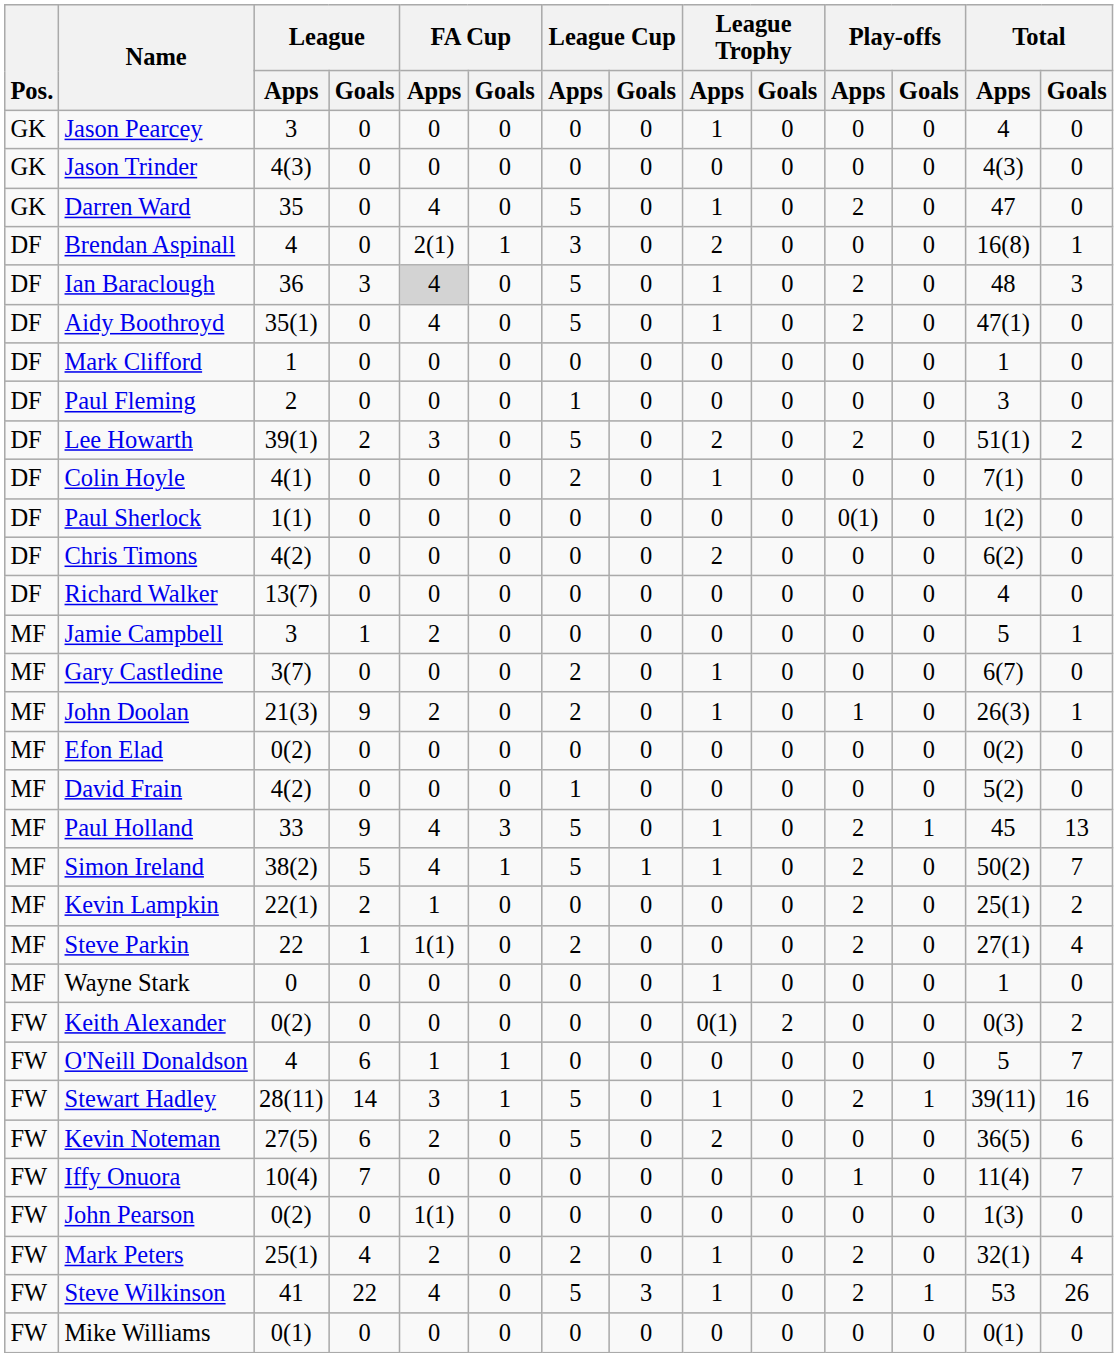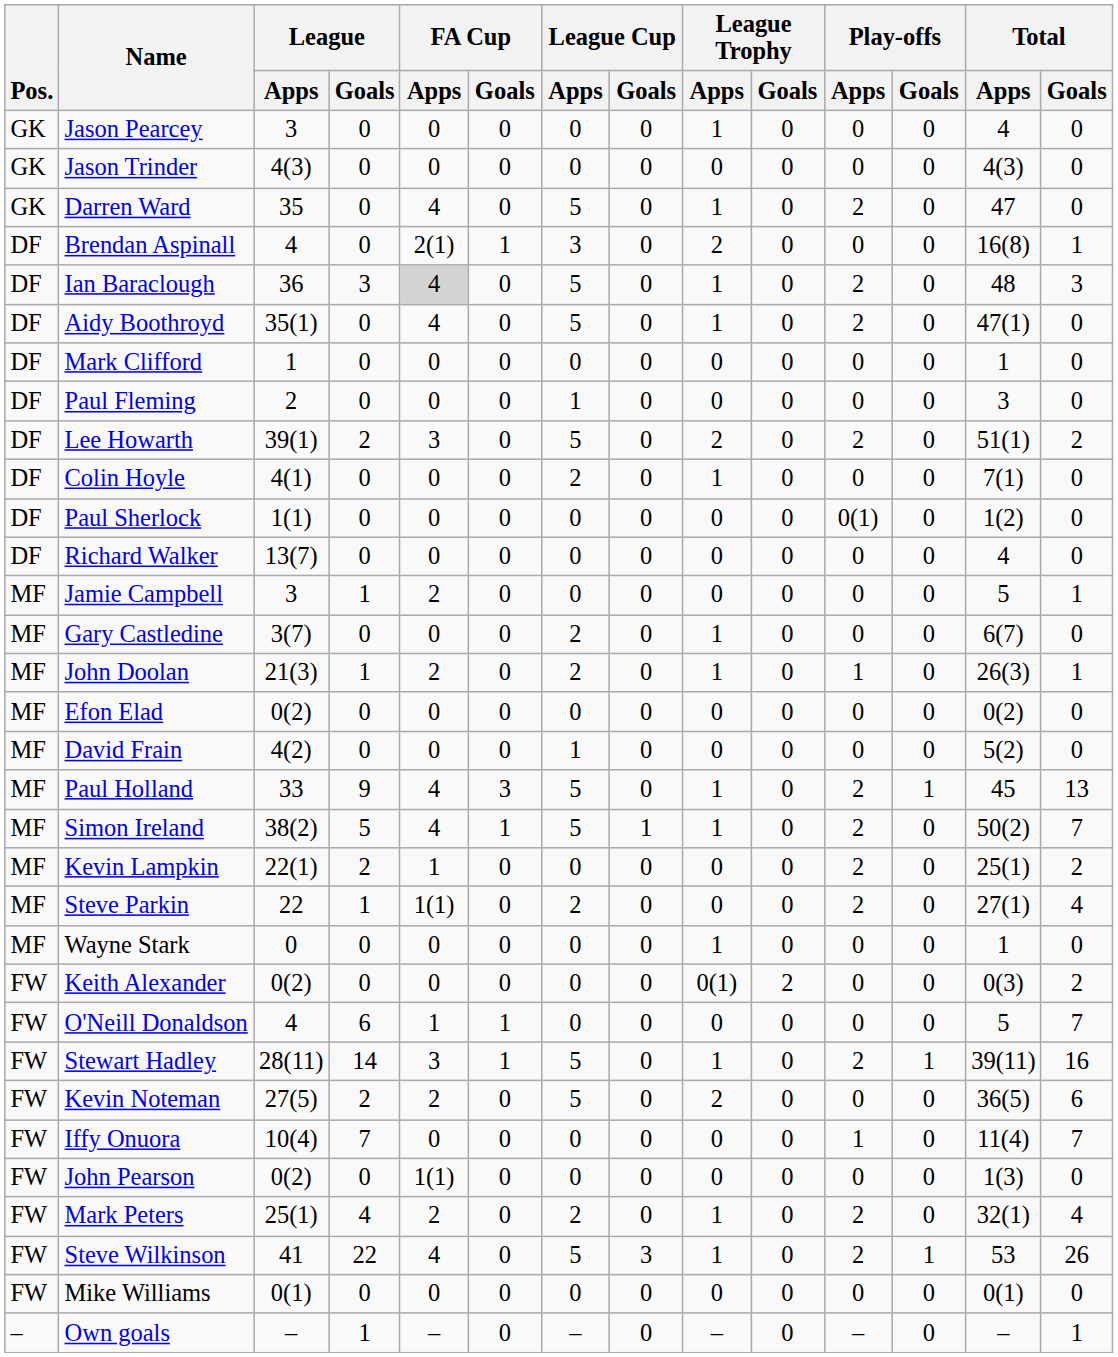- row: (131, 556)
(365, 711) 9 -> (365, 672) 1
(365, 1138) 6 -> (365, 1099) 2
+ row: (117, 1332)
